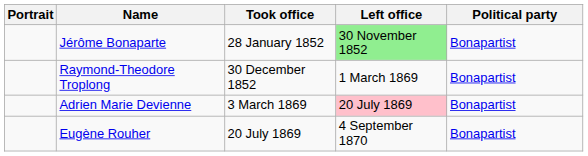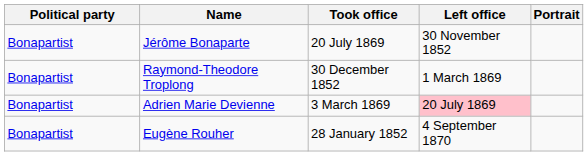columns swapped: (30, 14) <-> (515, 14)
(276, 42) 28 January 1852 -> (348, 42) 20 July 1869
(378, 42) lightgreen background -> (461, 42) no background
(264, 133) 20 July 1869 -> (359, 133) 28 January 1852
